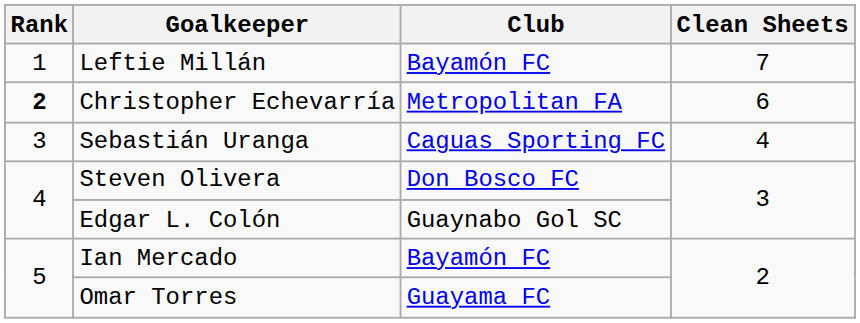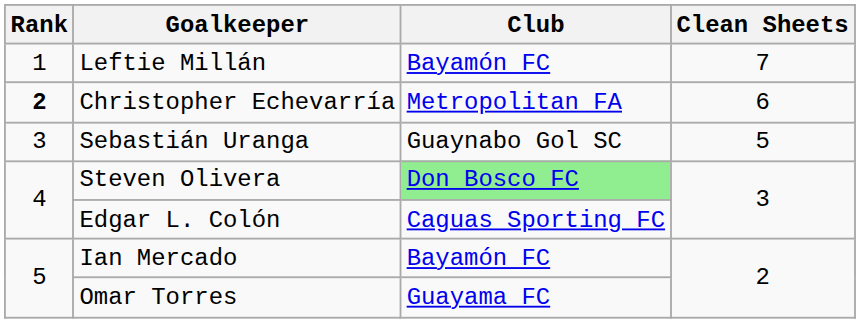(536, 141) Caguas Sporting FC -> (514, 141) Guaynabo Gol SC
(763, 141) 4 -> (763, 141) 5
(493, 180) no background -> (493, 180) lightgreen background
(514, 219) Guaynabo Gol SC -> (536, 219) Caguas Sporting FC
